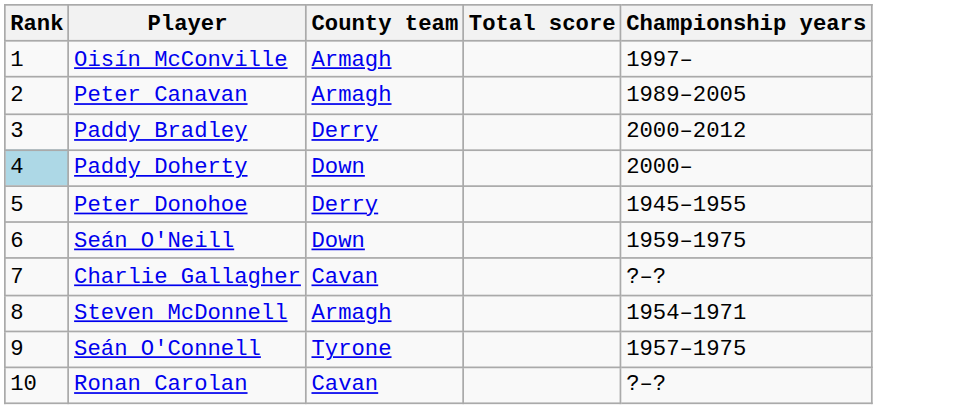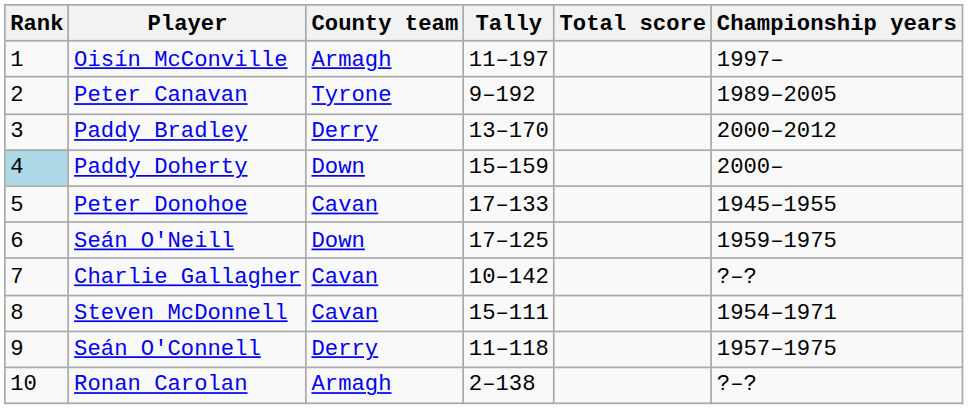+ column: (509, 23)
(352, 95) Armagh -> (352, 95) Tyrone
(345, 204) Derry -> (345, 204) Cavan
(352, 313) Armagh -> (345, 313) Cavan
(352, 349) Tyrone -> (345, 349) Derry
(345, 385) Cavan -> (352, 385) Armagh
